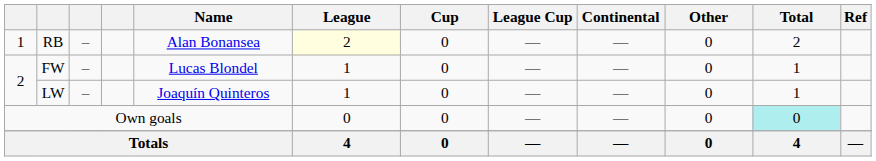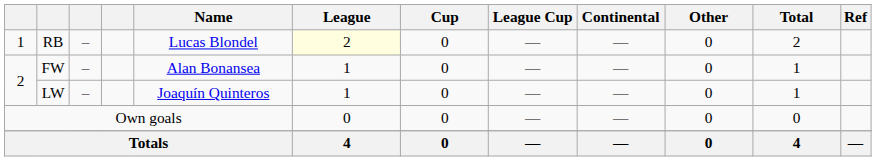(213, 42) Alan Bonansea -> (213, 42) Lucas Blondel
(213, 67) Lucas Blondel -> (213, 67) Alan Bonansea
(797, 118) paleturquoise background -> (797, 118) no background
